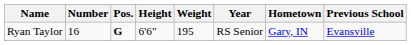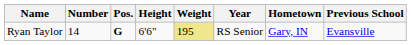(74, 31) 16 -> (74, 31) 14
(185, 31) no background -> (185, 31) khaki background
